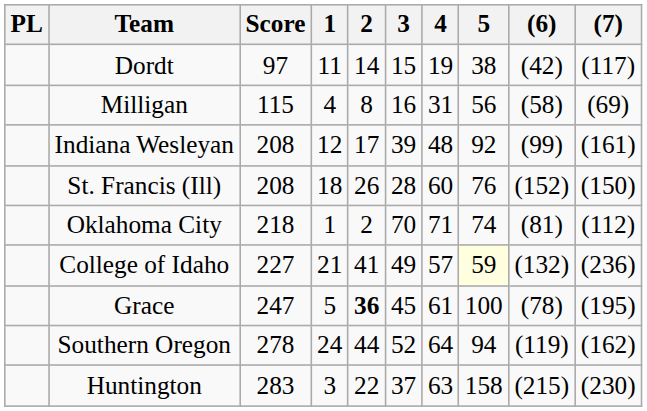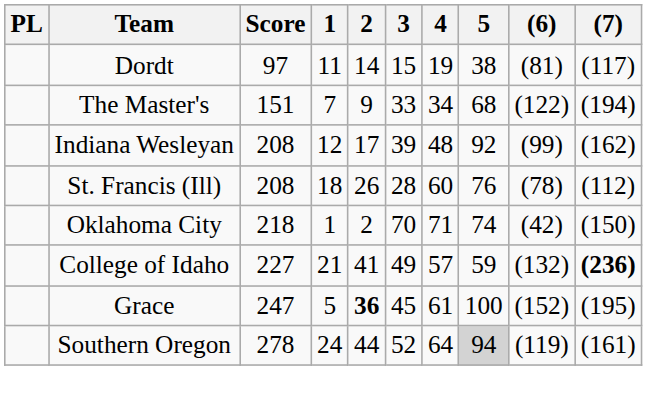(542, 64) (42) -> (542, 64) (81)
- row: (144, 104)
+ row: (144, 104)
(608, 144) (161) -> (608, 144) (162)
(542, 184) (152) -> (542, 184) (78)
(608, 184) (150) -> (608, 184) (112)
(542, 225) (81) -> (542, 225) (42)
(608, 225) (112) -> (608, 225) (150)
(484, 265) lightyellow background -> (484, 265) no background
(608, 265) normal -> (608, 265) bold
(542, 305) (78) -> (542, 305) (152)
(484, 345) no background -> (484, 345) lightgrey background
(608, 345) (162) -> (608, 345) (161)
- row: (144, 385)
